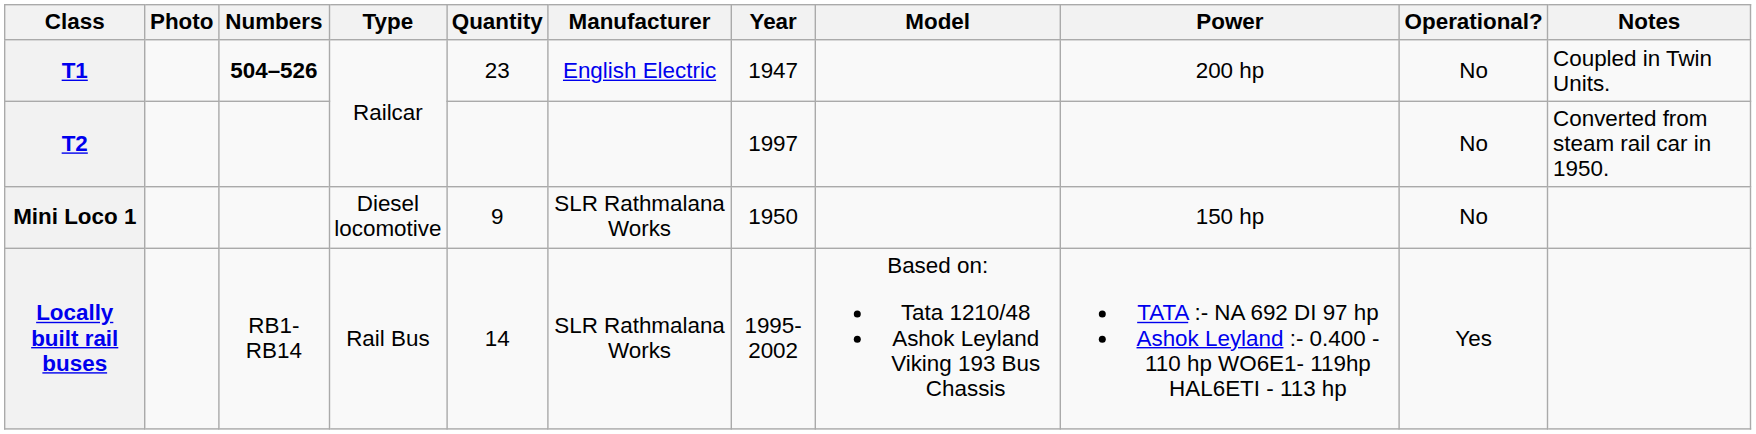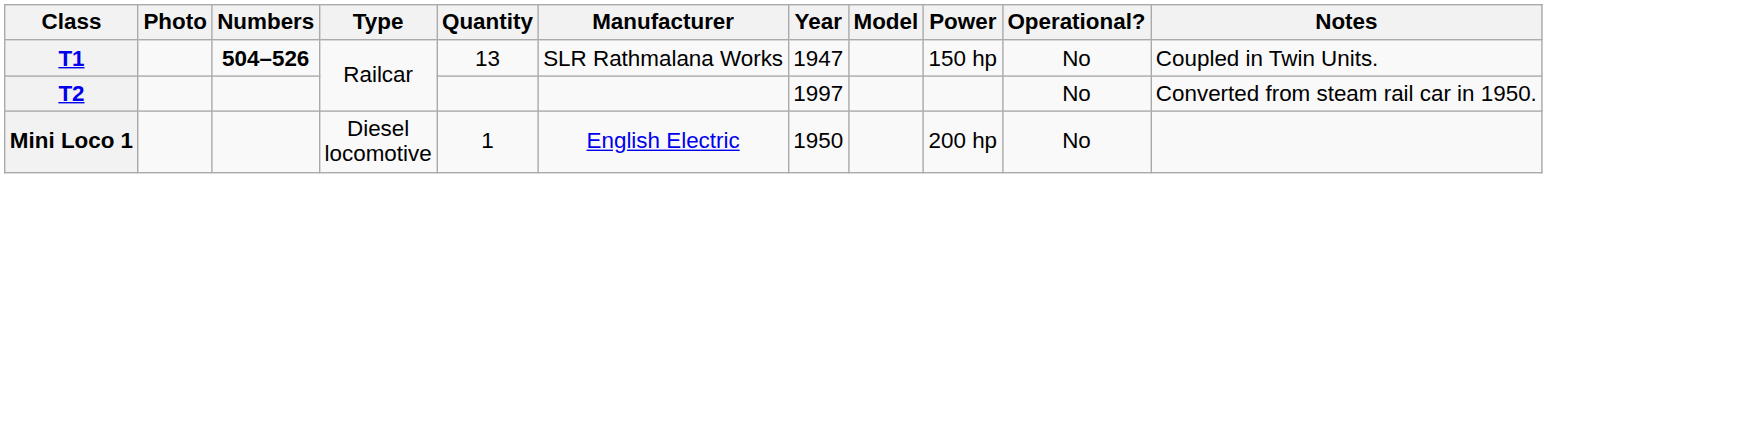(497, 70) 23 -> (487, 57) 13
(640, 70) English Electric -> (663, 57) SLR Rathmalana Works
(1230, 70) 200 hp -> (963, 57) 150 hp
(497, 217) 9 -> (487, 141) 1
(640, 217) SLR Rathmalana Works -> (663, 141) English Electric
(1230, 217) 150 hp -> (963, 141) 200 hp
- row: (75, 337)
